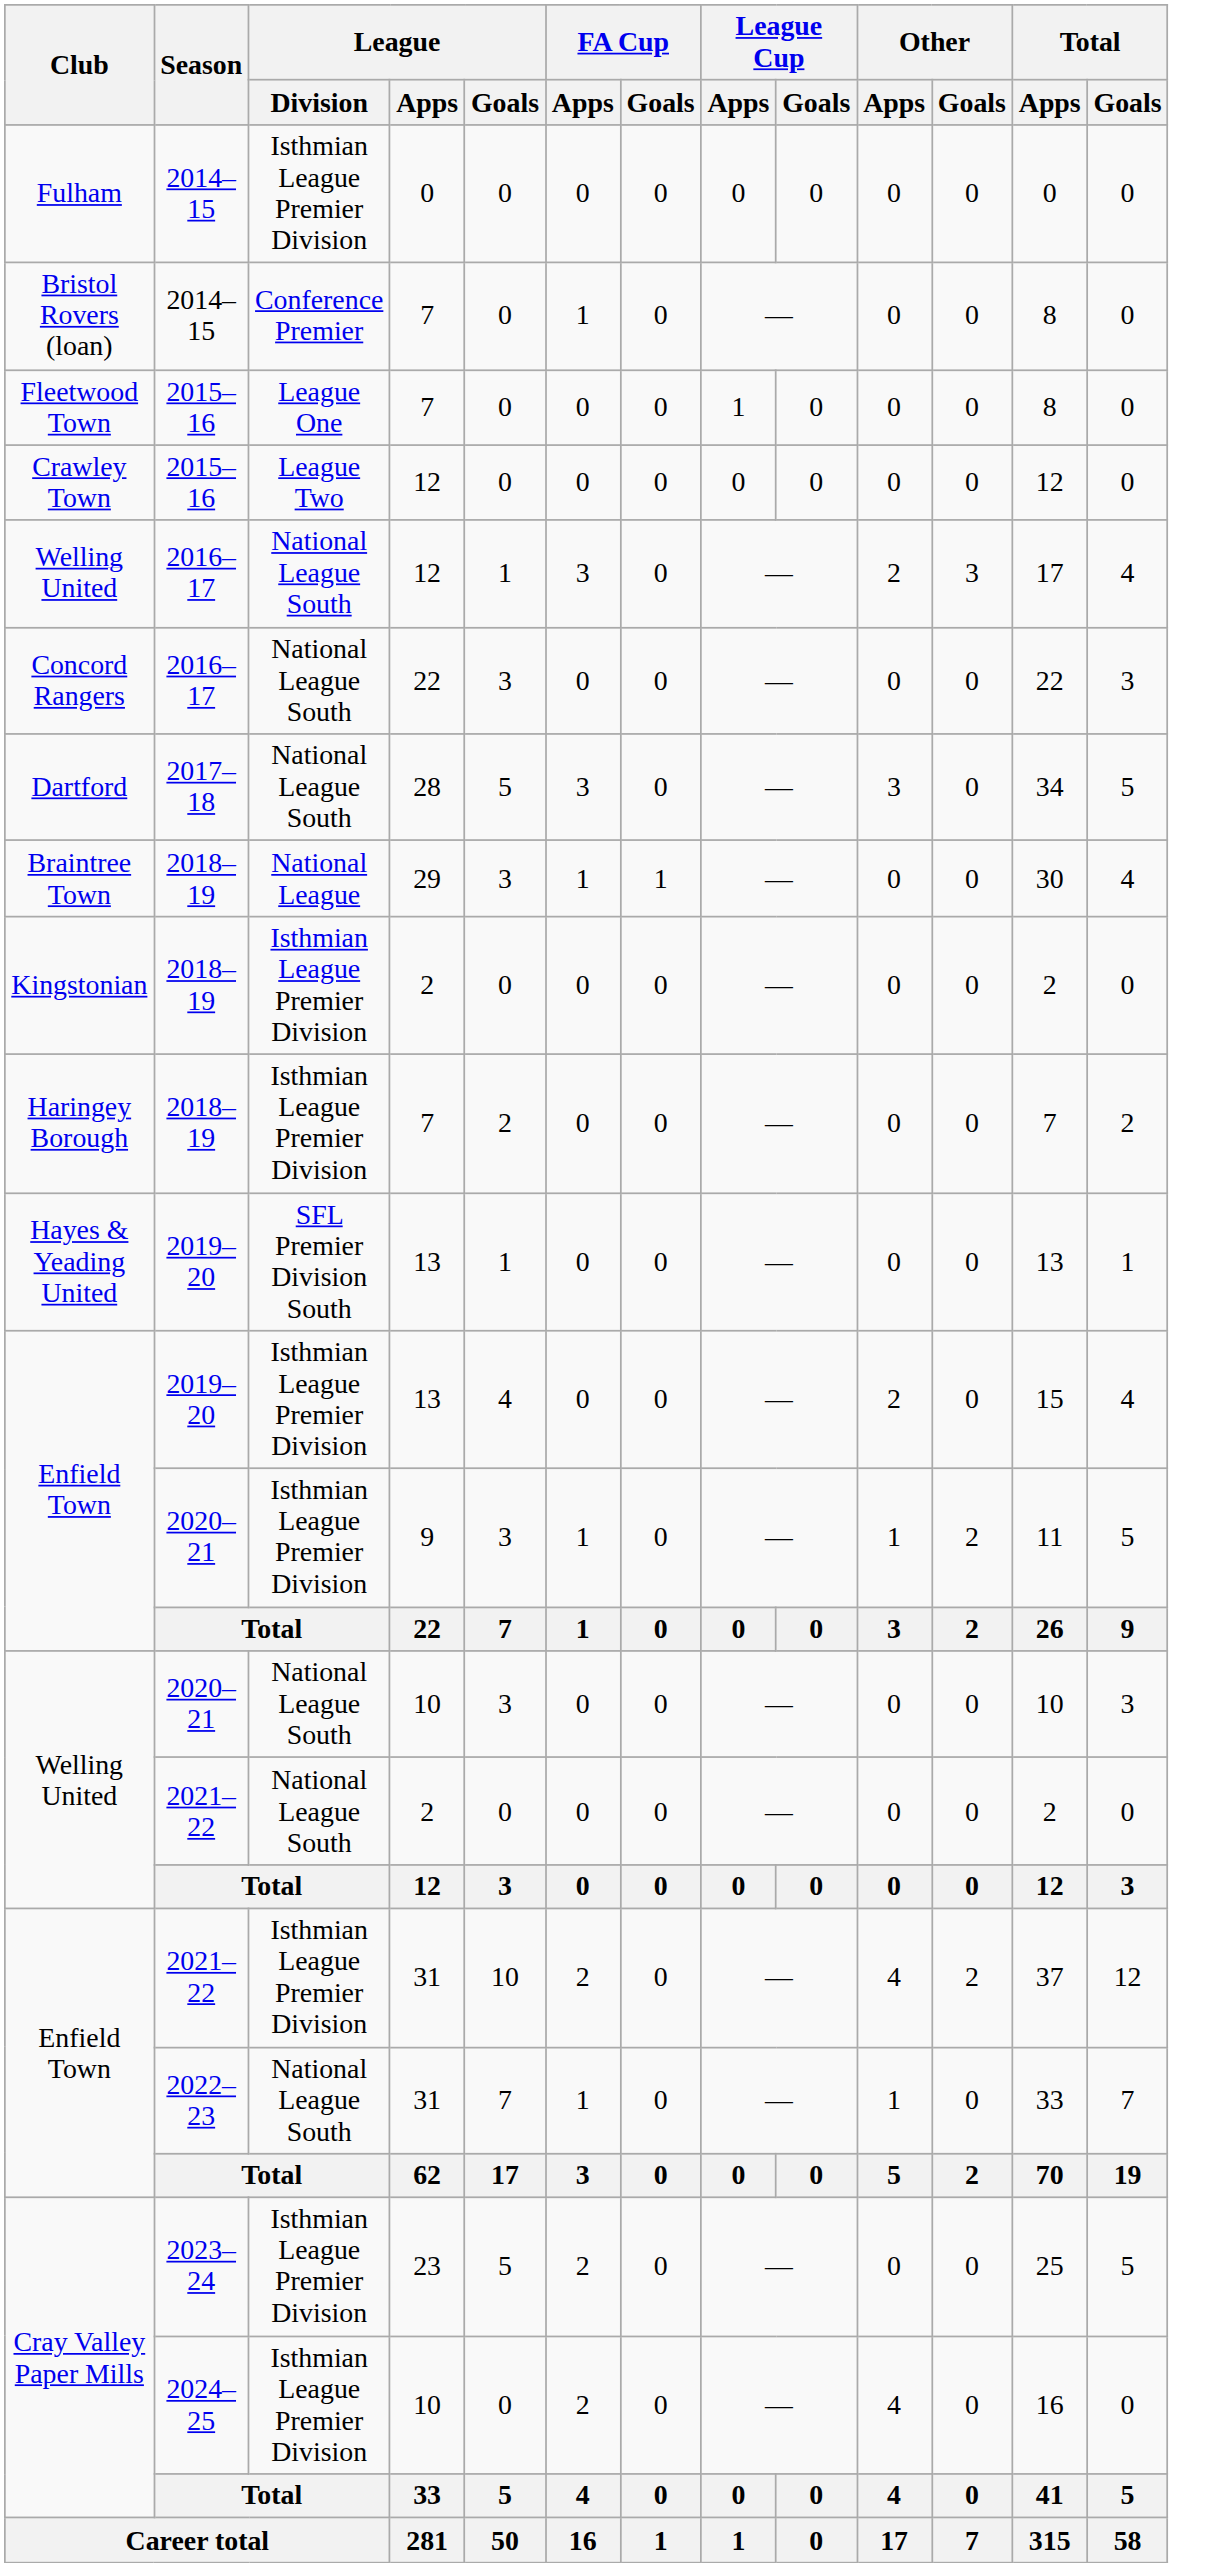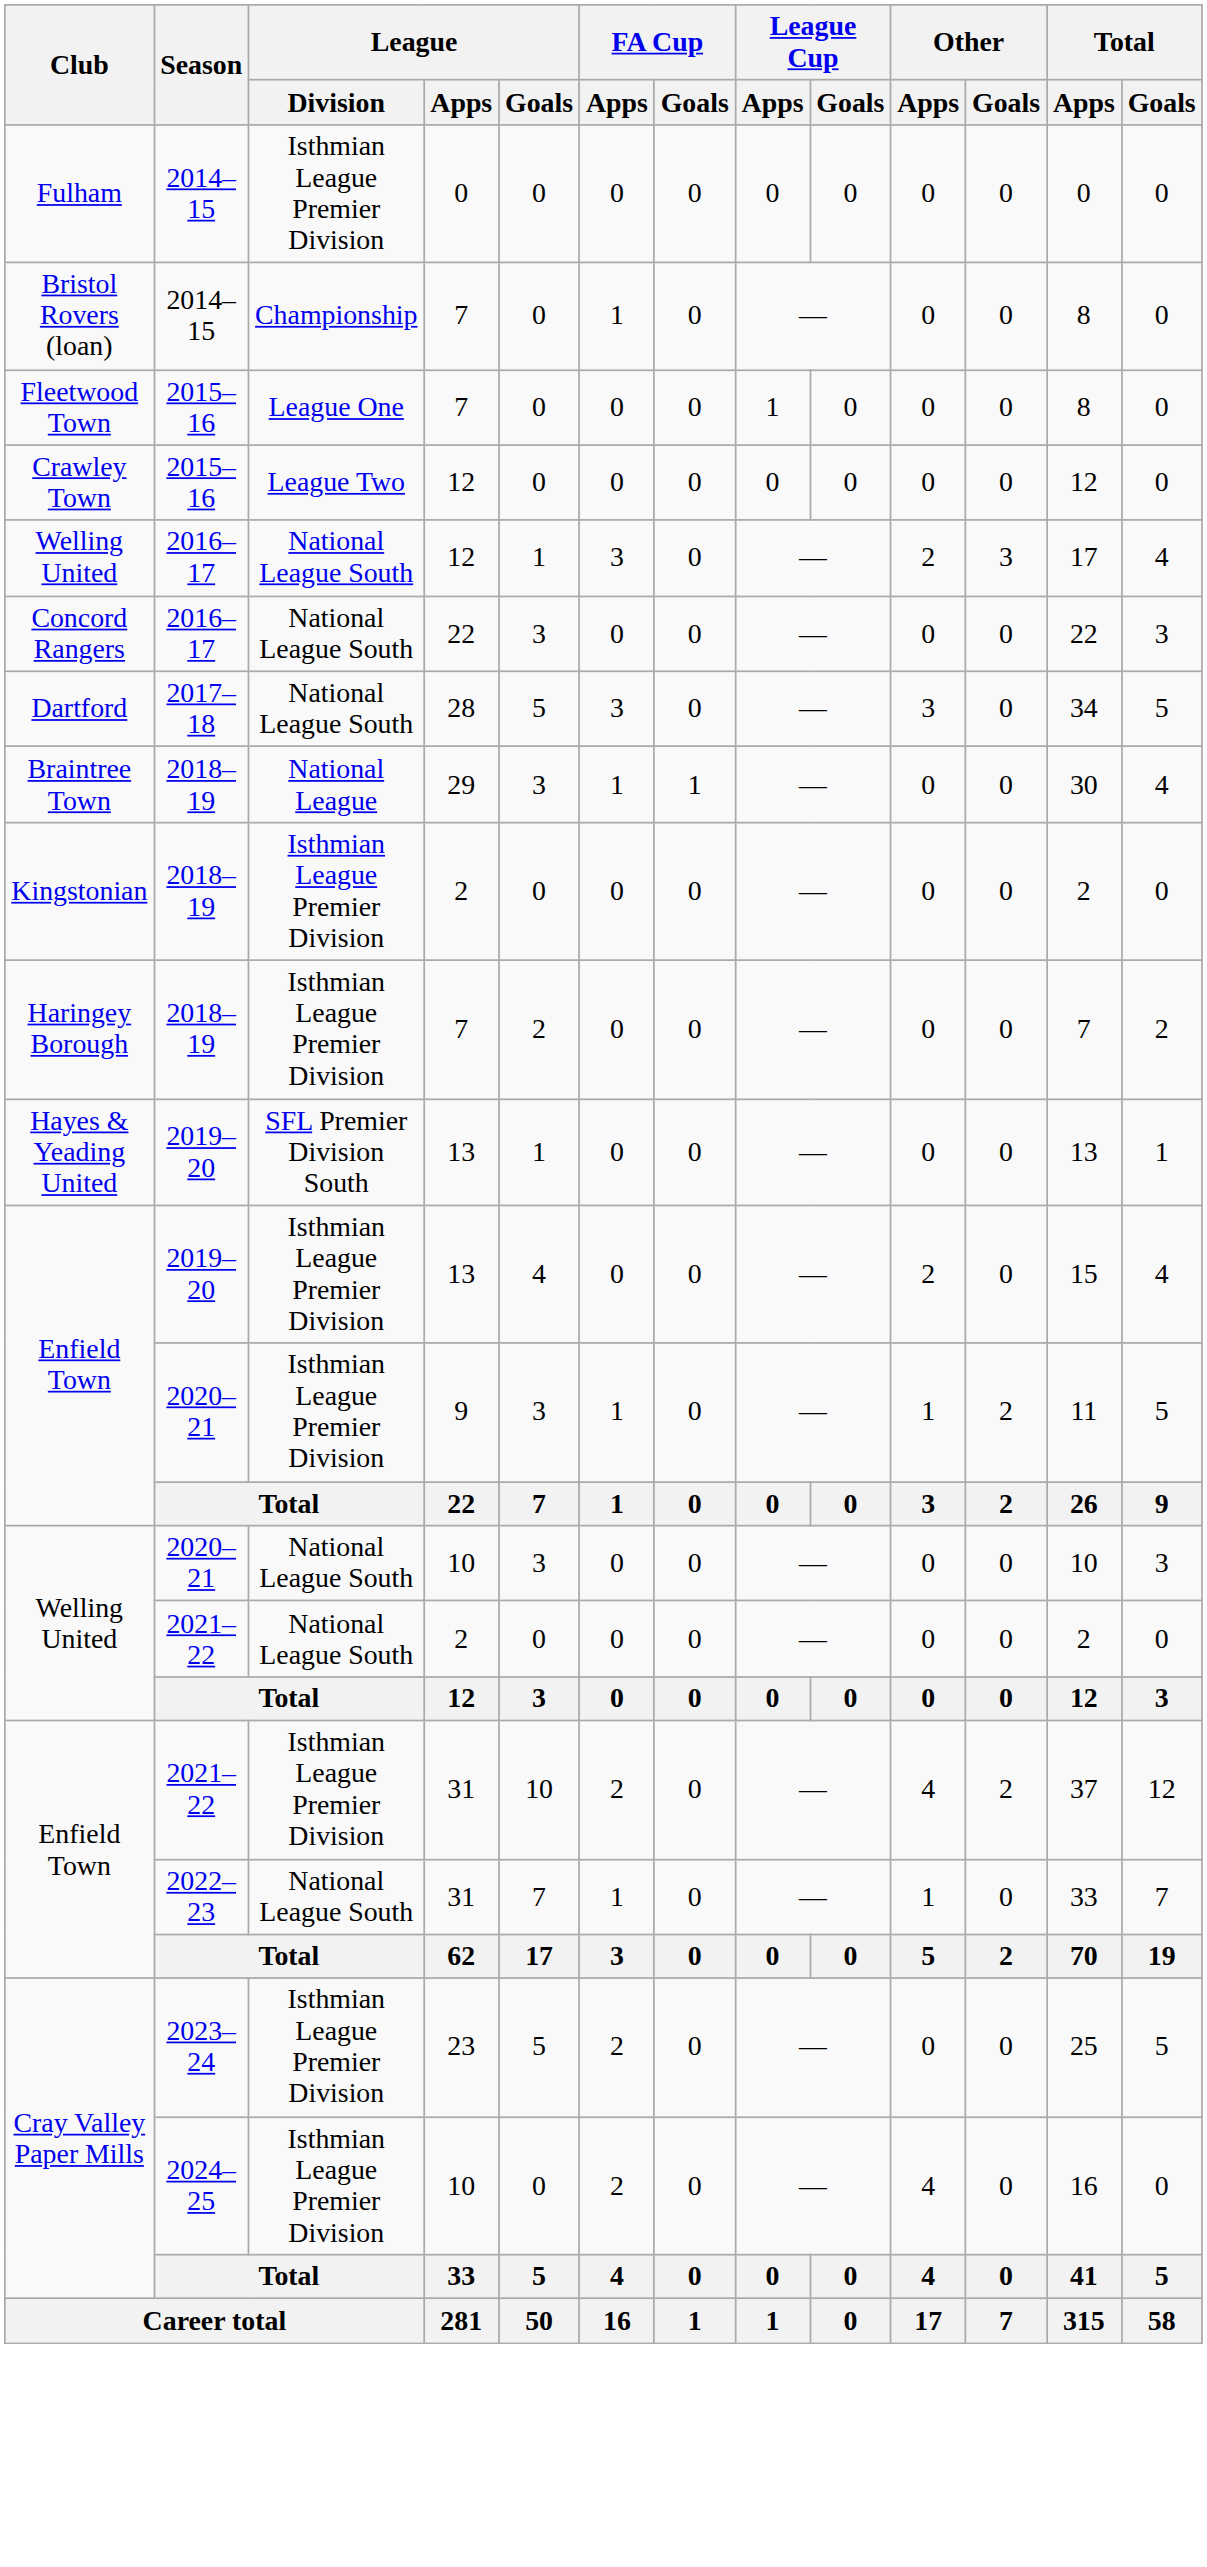(319, 315) Conference Premier -> (336, 315) Championship
